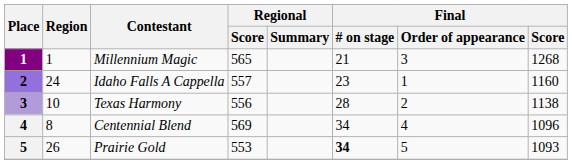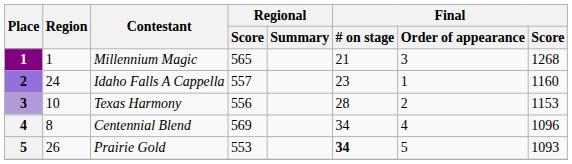(545, 103) 1138 -> (545, 103) 1153
